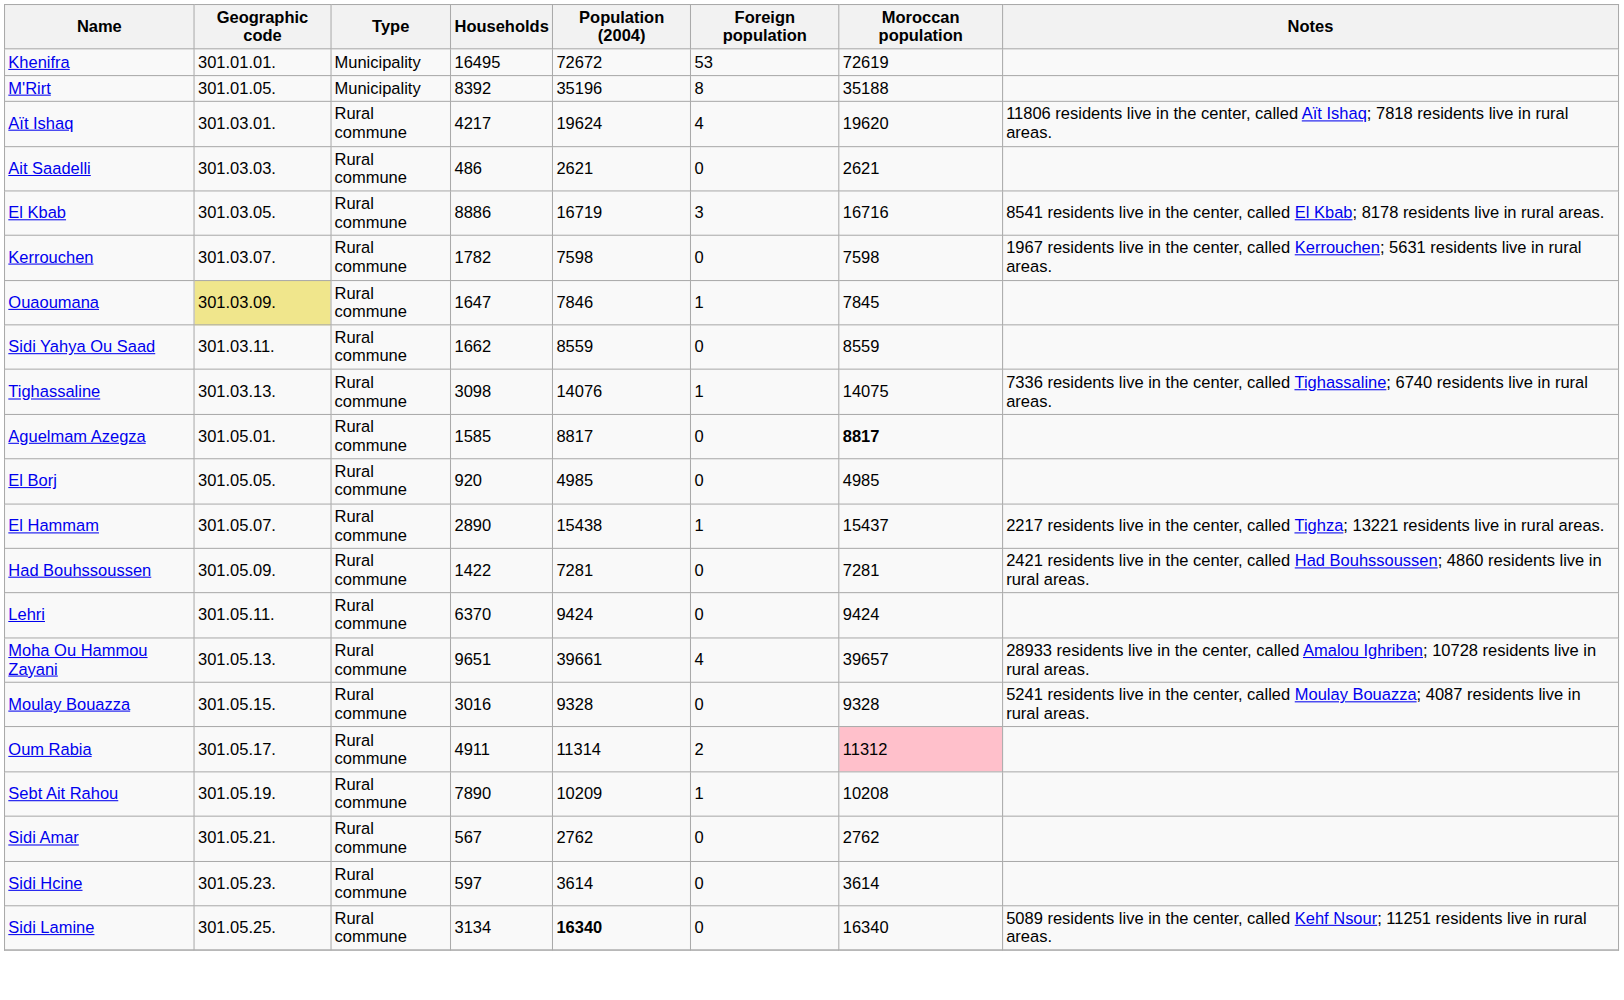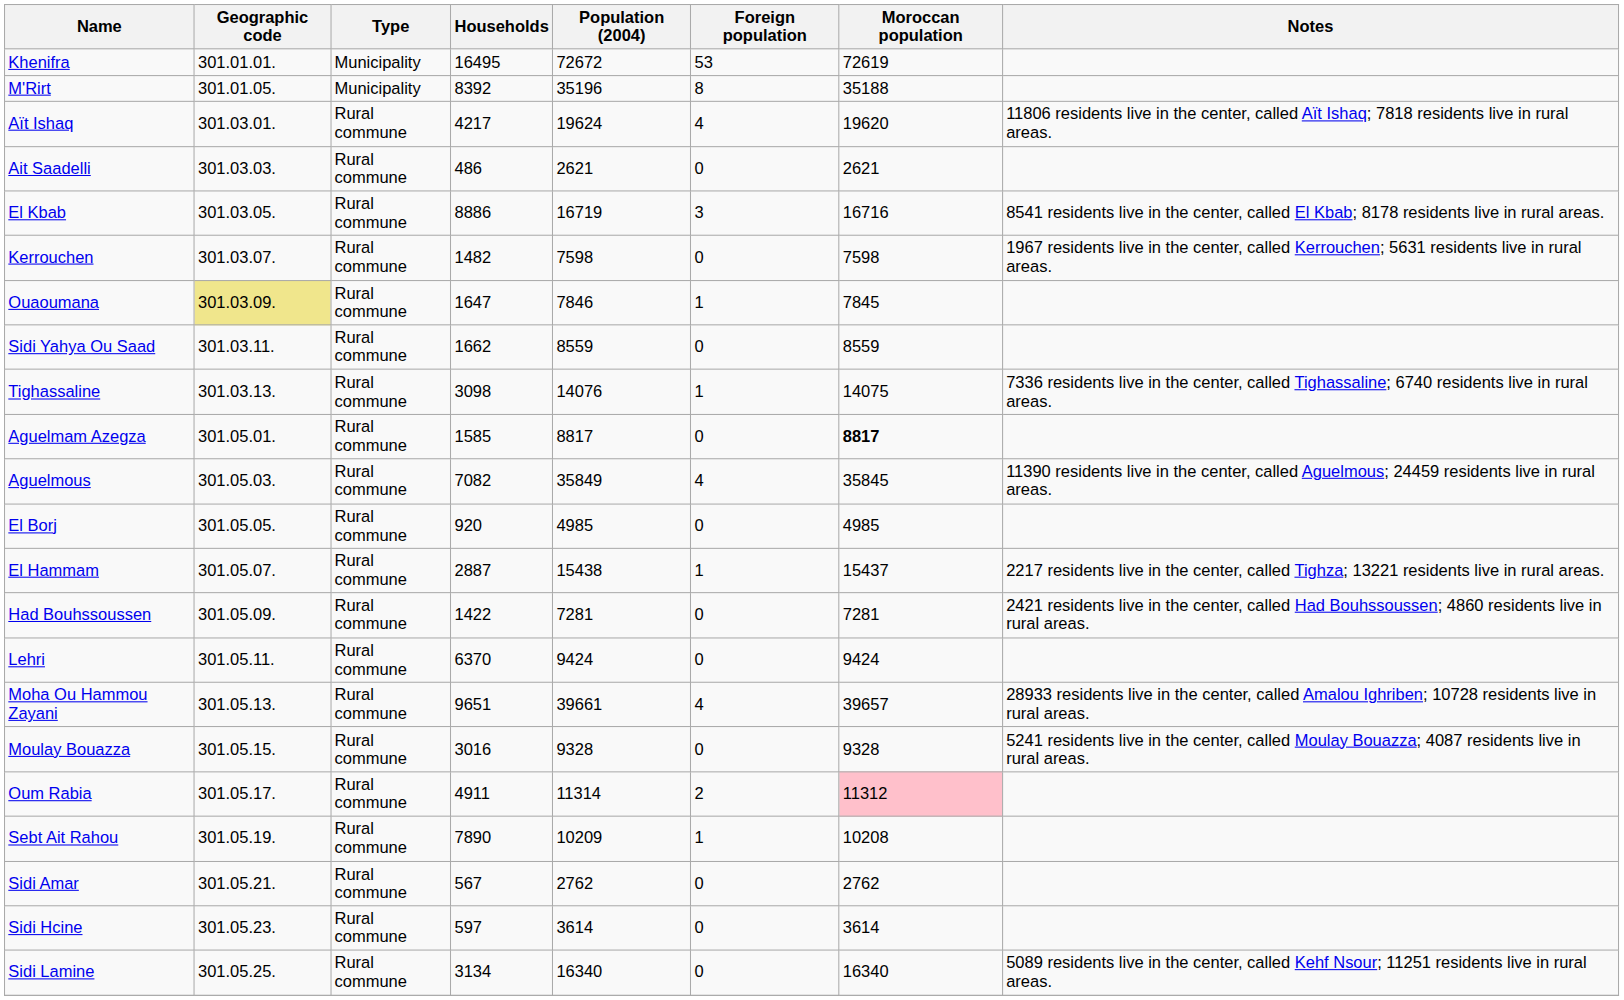(473, 257) 1782 -> (473, 257) 1482
+ row: (50, 481)
(473, 525) 2890 -> (473, 570) 2887
(579, 927) bold -> (579, 972) normal
